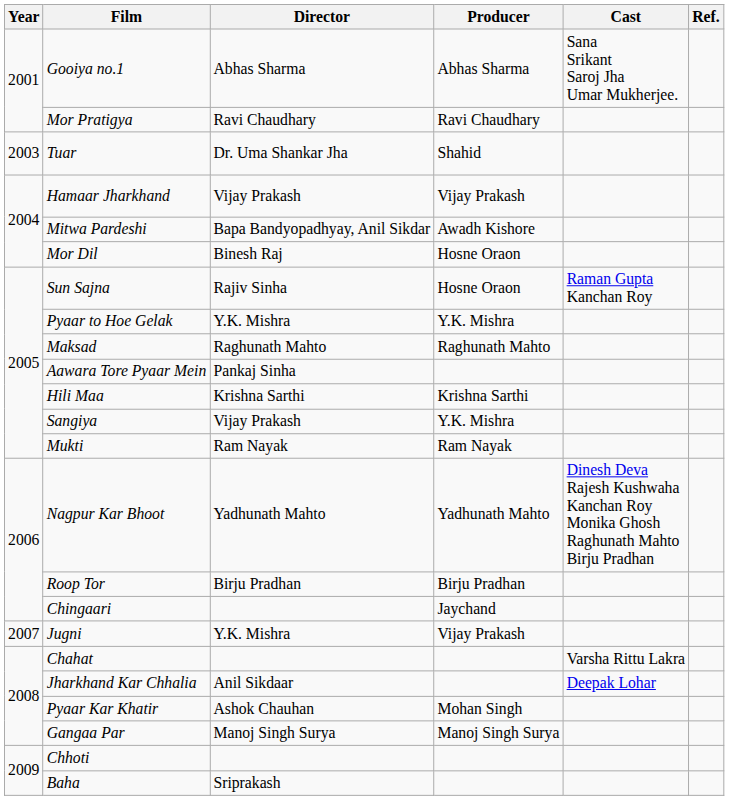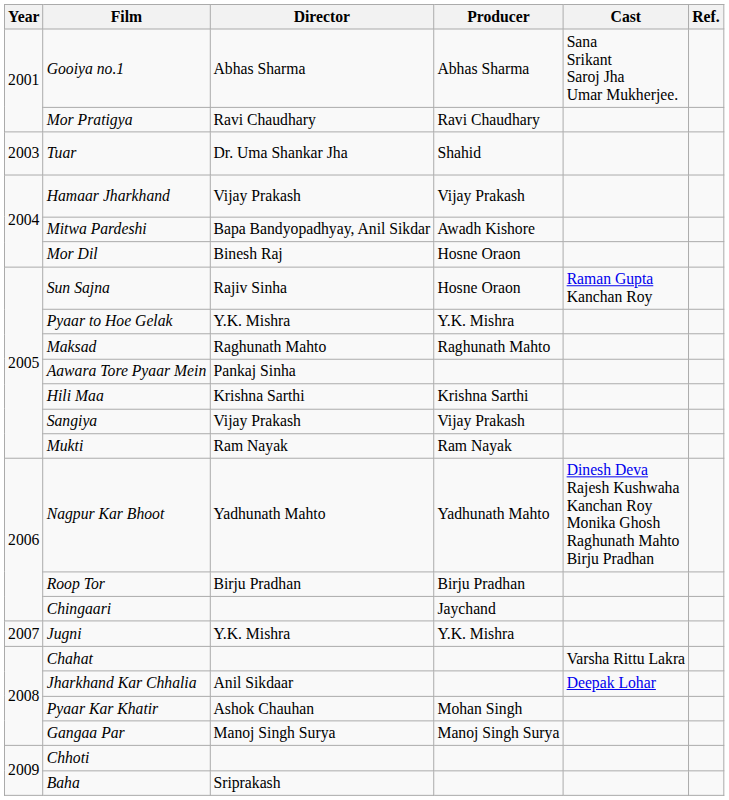(476, 421) Y.K. Mishra -> (481, 421) Vijay Prakash
(481, 633) Vijay Prakash -> (476, 633) Y.K. Mishra
